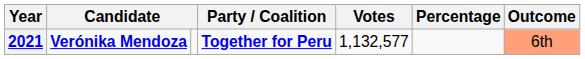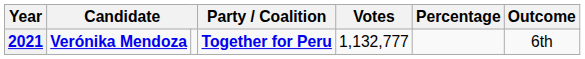(374, 41) 1,132,577 -> (374, 41) 1,132,777
(542, 41) lightsalmon background -> (542, 41) no background
